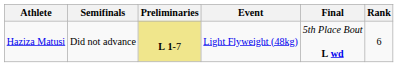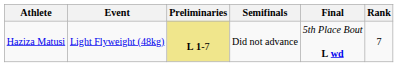columns swapped: (251, 13) <-> (103, 13)
(379, 41) 6 -> (379, 41) 7
